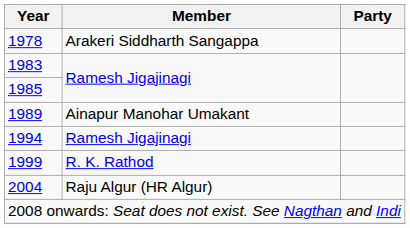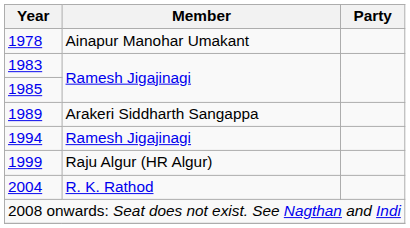(162, 41) Arakeri Siddharth Sangappa -> (157, 41) Ainapur Manohar Umakant
(157, 114) Ainapur Manohar Umakant -> (162, 114) Arakeri Siddharth Sangappa
(110, 162) R. K. Rathod -> (139, 162) Raju Algur (HR Algur)
(139, 187) Raju Algur (HR Algur) -> (110, 187) R. K. Rathod
